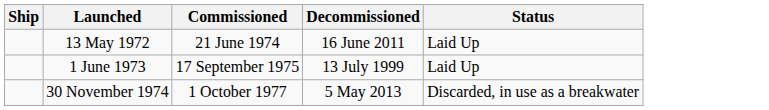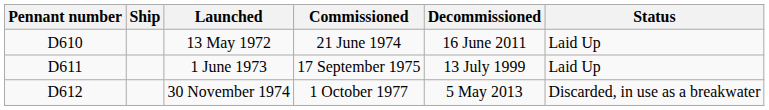+ column: (65, 17)
